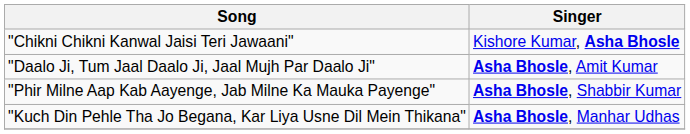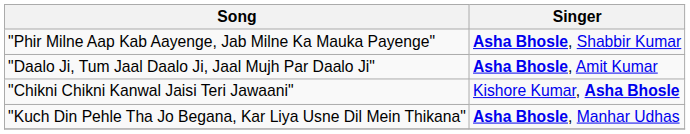rows swapped: (151, 41) <-> (222, 91)
